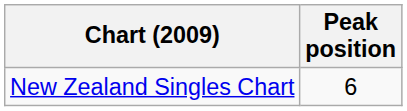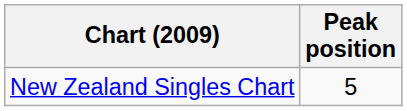(351, 86) 6 -> (351, 86) 5
